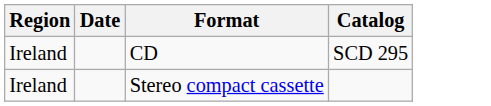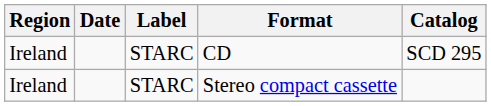+ column: (162, 20)
